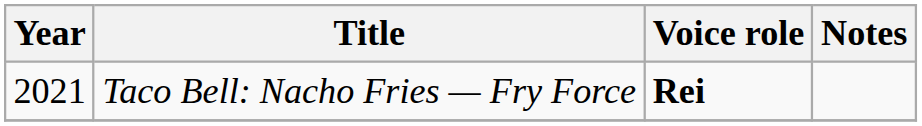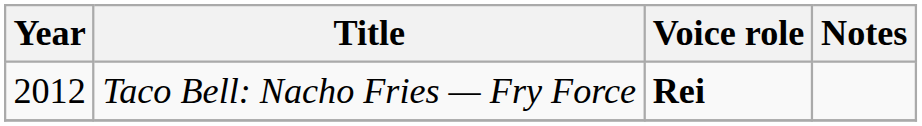(50, 90) 2021 -> (50, 90) 2012
